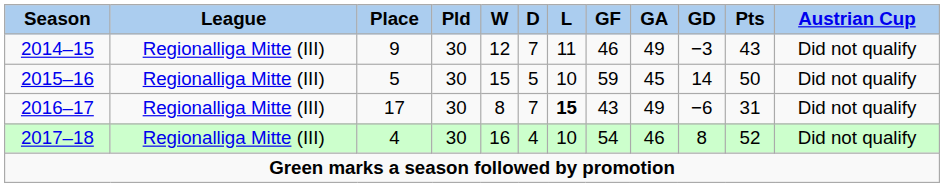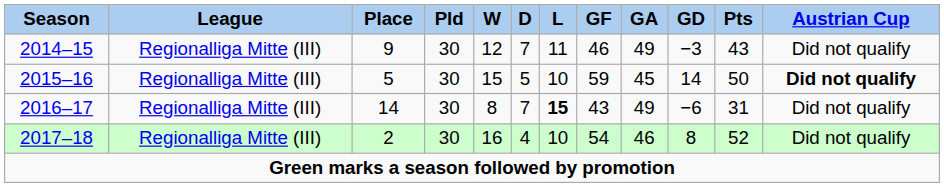(857, 78) normal -> (851, 78) bold
(394, 108) 17 -> (388, 108) 14
(394, 138) 4 -> (388, 138) 2
